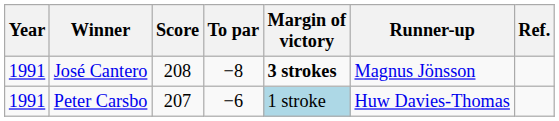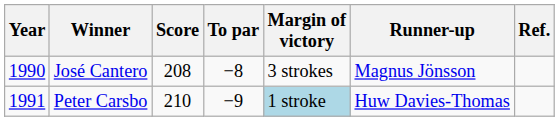(27, 71) 1991 -> (27, 71) 1990
(302, 71) bold -> (300, 71) normal
(177, 101) 207 -> (177, 101) 210
(233, 101) −6 -> (233, 101) −9
